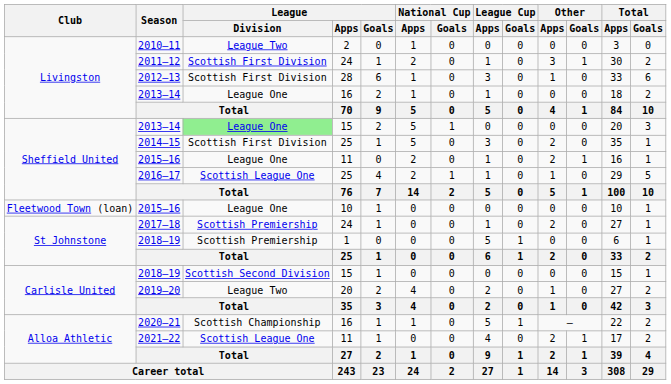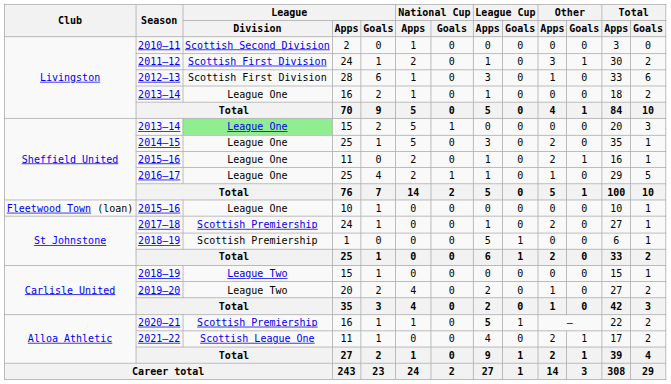(257, 45) League Two -> (257, 45) Scottish Second Division
(257, 143) Scottish First Division -> (257, 143) League One
(257, 176) Scottish League One -> (257, 176) League One
(257, 274) Scottish Second Division -> (257, 274) League Two
(257, 323) Scottish Championship -> (257, 323) Scottish Premiership
(488, 323) normal -> (488, 323) bold
